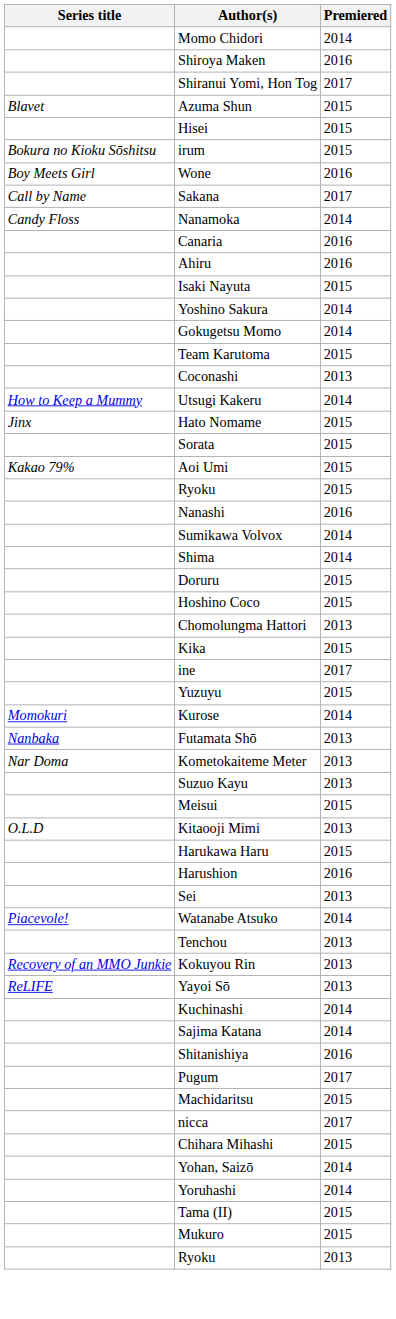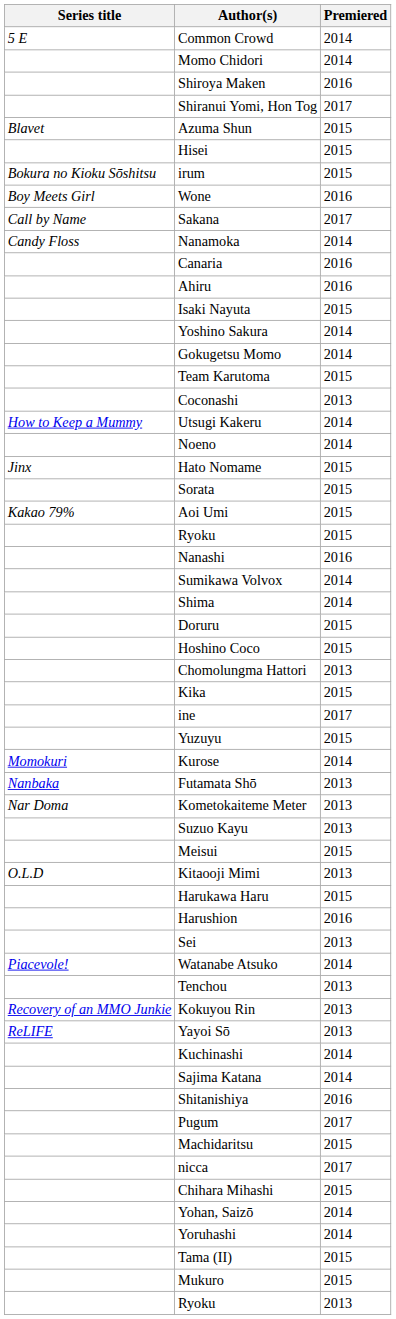+ row: (226, 38)
+ row: (197, 444)
